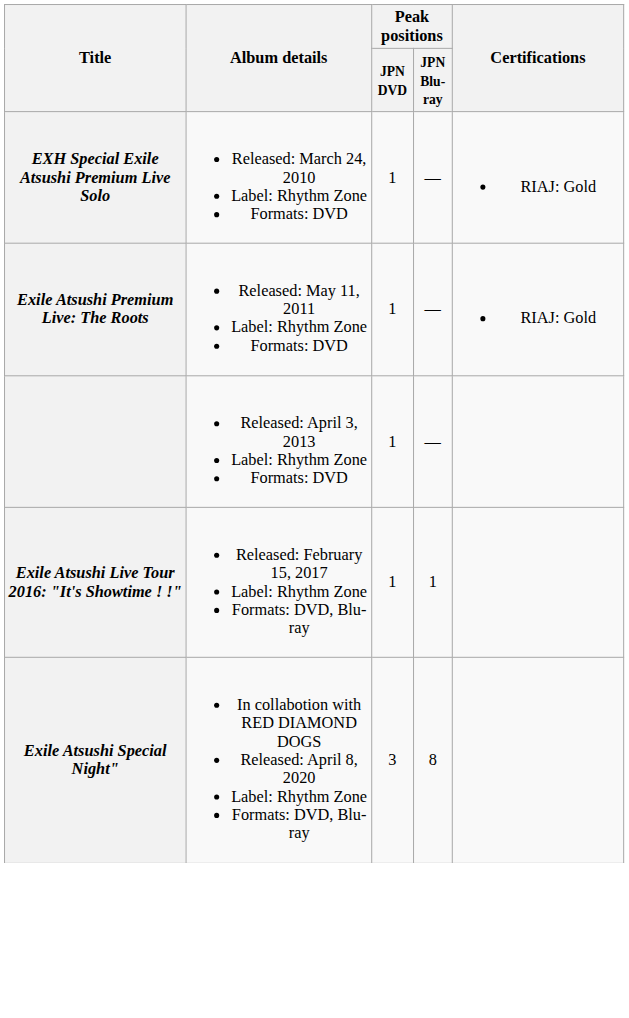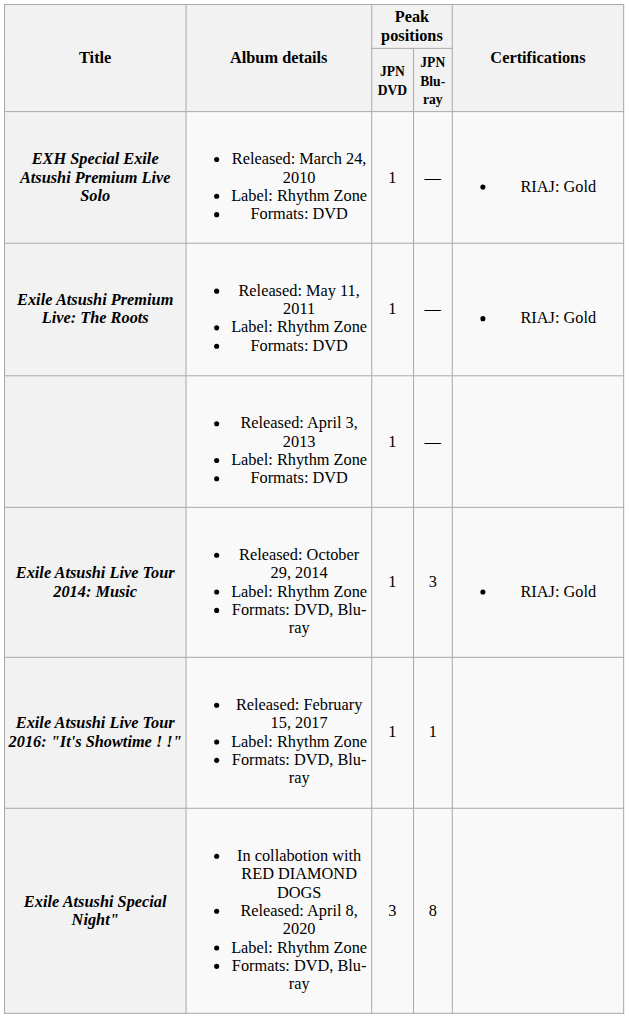+ row: (95, 582)
